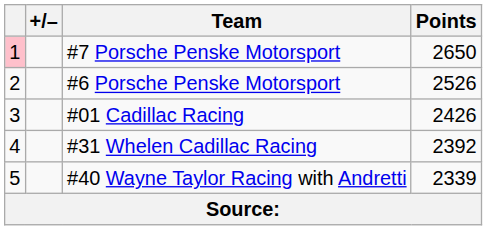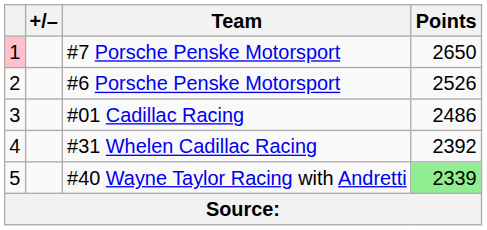(455, 115) 2426 -> (455, 115) 2486
(455, 178) no background -> (455, 178) lightgreen background
